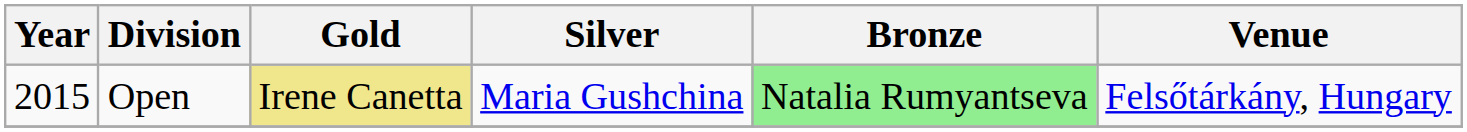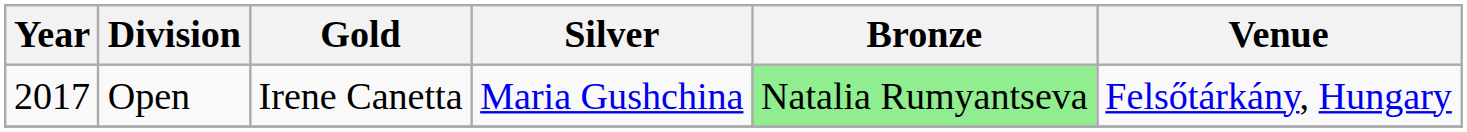(52, 95) 2015 -> (52, 95) 2017
(361, 95) khaki background -> (361, 95) no background
